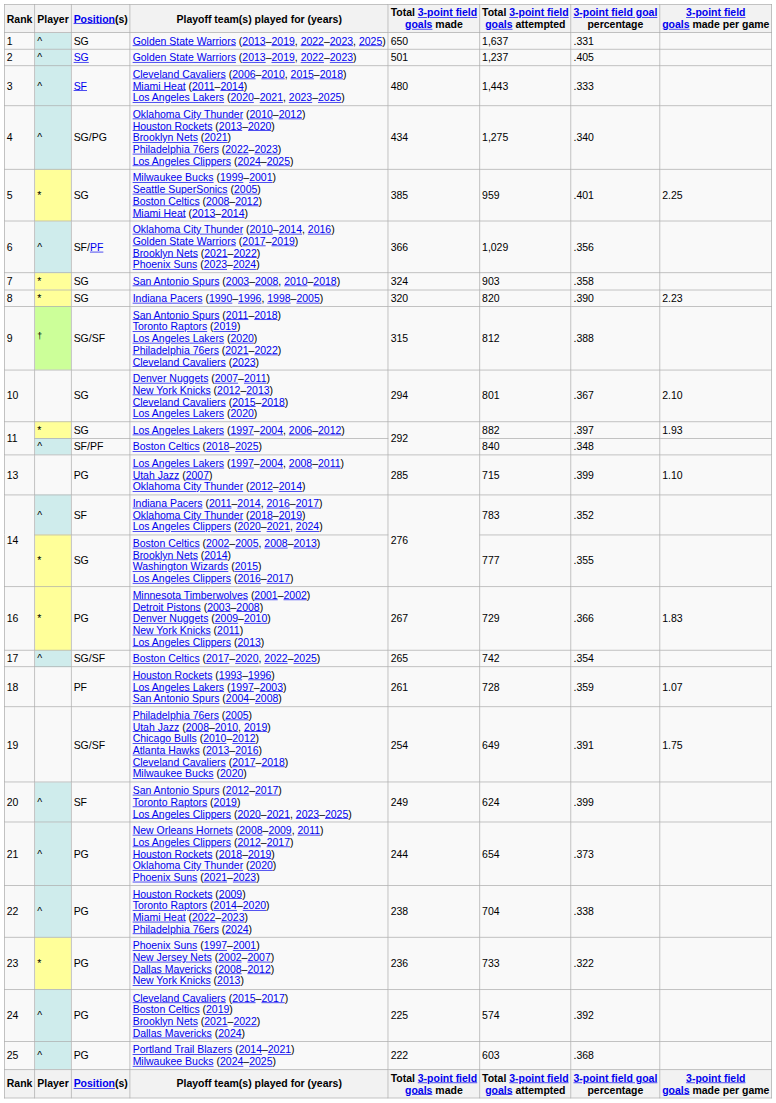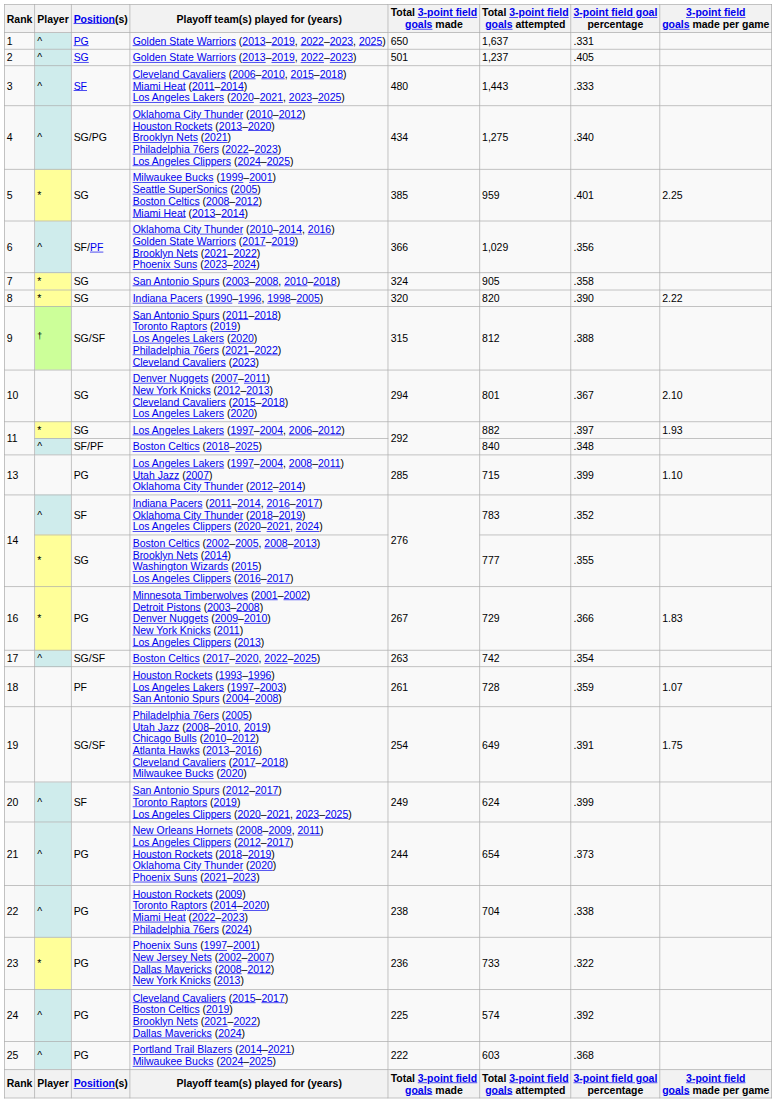(81, 41) SG -> (81, 41) PG
(491, 282) 903 -> (491, 282) 905
(672, 298) 2.23 -> (672, 298) 2.22
(399, 659) 265 -> (399, 659) 263
